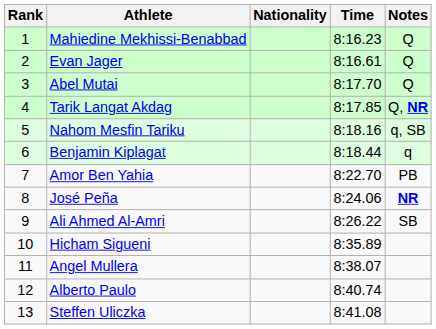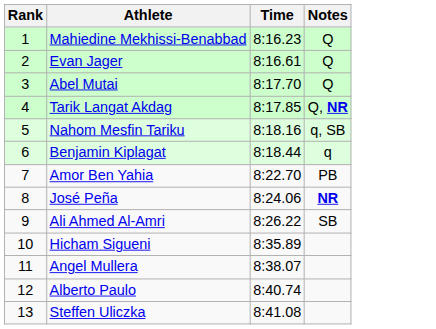- column: (290, 15)
